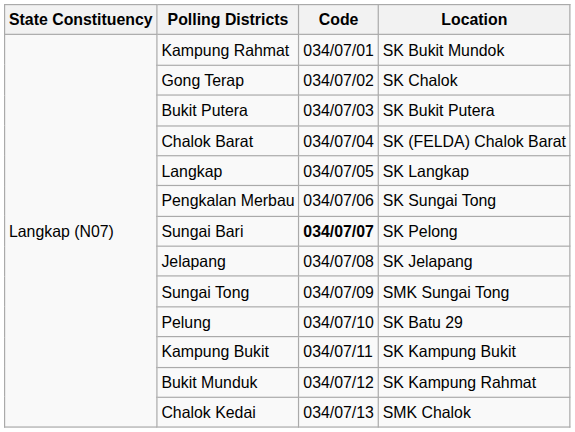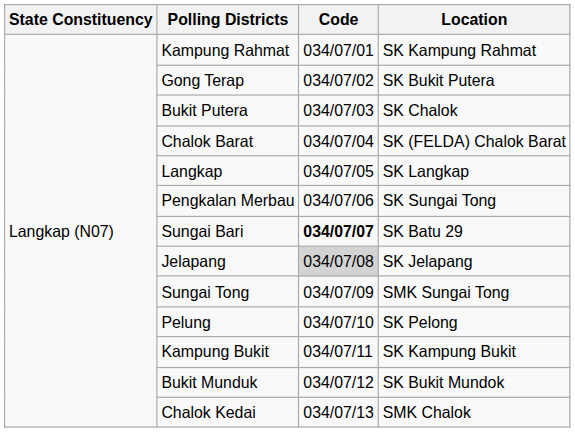(444, 50) SK Bukit Mundok -> (459, 50) SK Kampung Rahmat
(420, 81) SK Chalok -> (439, 81) SK Bukit Putera
(439, 111) SK Bukit Putera -> (420, 111) SK Chalok
(420, 232) SK Pelong -> (423, 232) SK Batu 29
(339, 262) no background -> (339, 262) lightgrey background
(423, 322) SK Batu 29 -> (420, 322) SK Pelong
(459, 383) SK Kampung Rahmat -> (444, 383) SK Bukit Mundok
